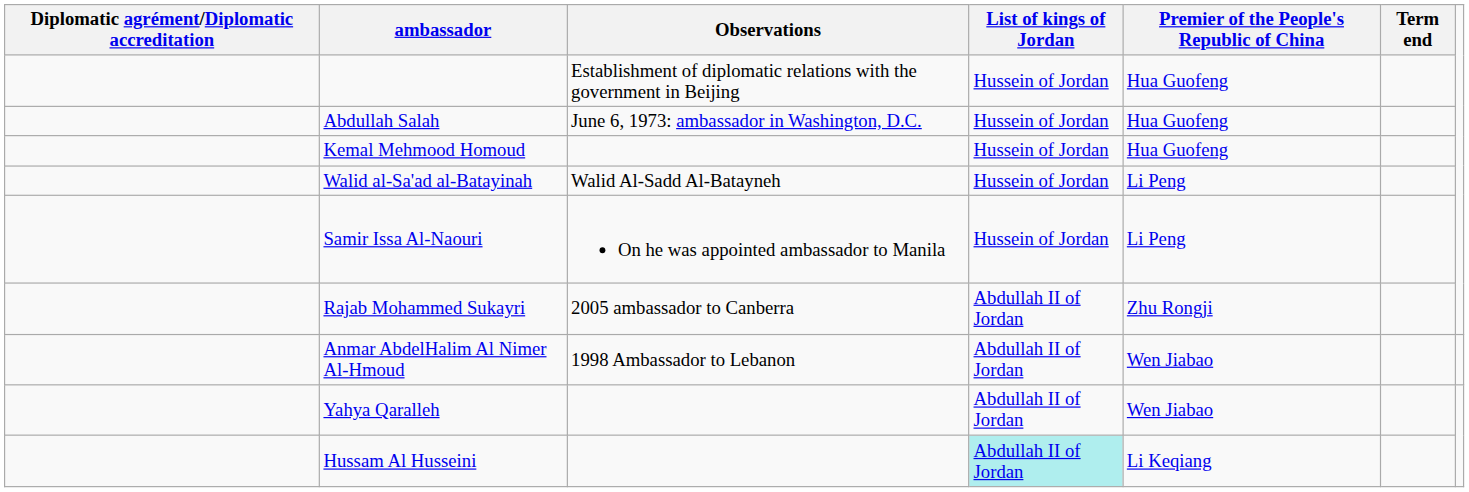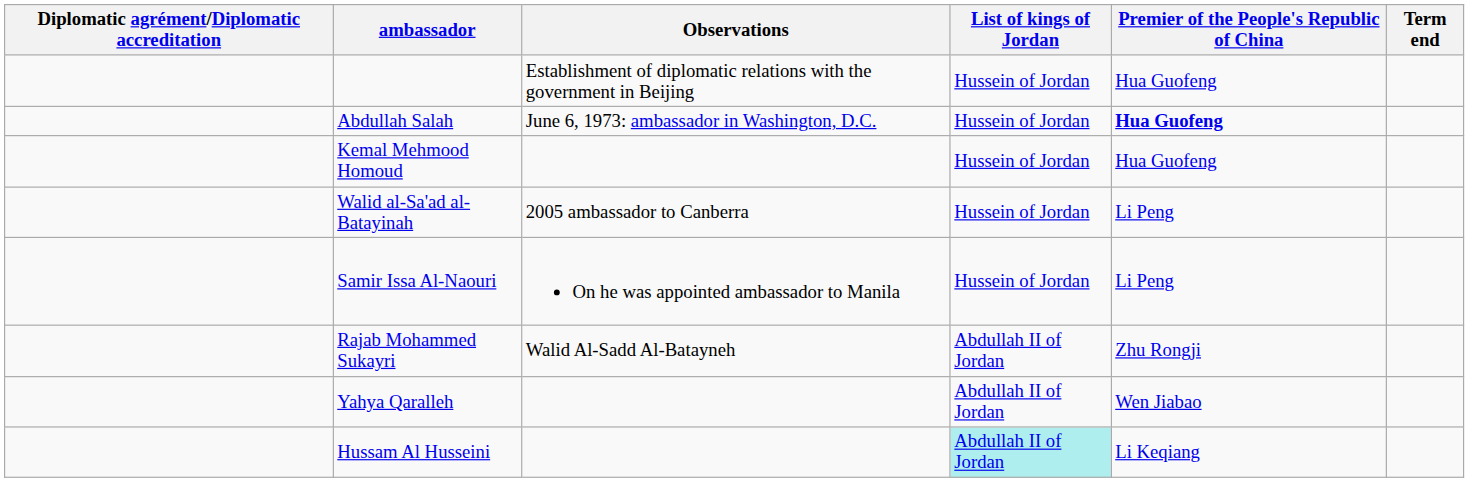(1178, 120) normal -> (1169, 120) bold
(676, 180) Walid Al-Sadd Al-Batayneh -> (637, 211) 2005 ambassador to Canberra
(683, 308) 2005 ambassador to Canberra -> (631, 350) Walid Al-Sadd Al-Batayneh
- row: (435, 359)
